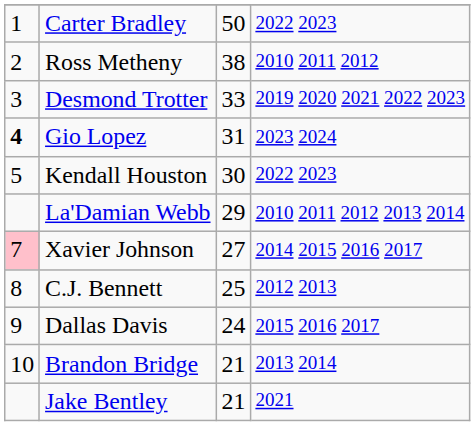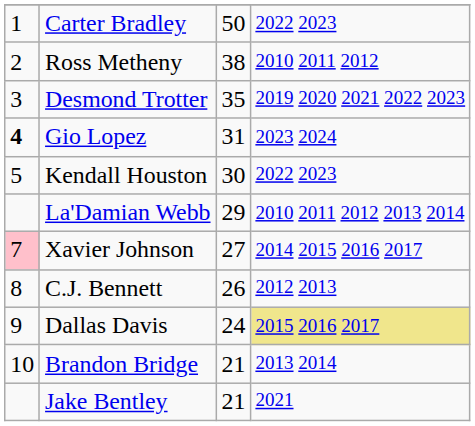(233, 99) 33 -> (233, 99) 35
(233, 288) 25 -> (233, 288) 26
(317, 325) no background -> (317, 325) khaki background
